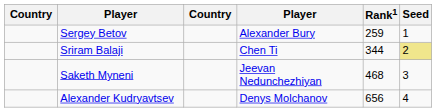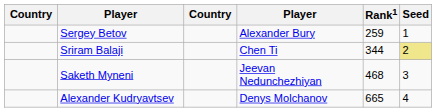(375, 98) 656 -> (375, 98) 665
